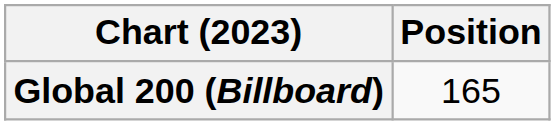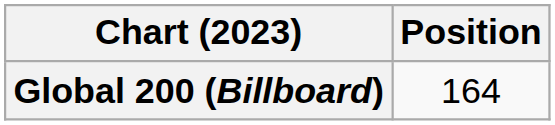(471, 89) 165 -> (471, 89) 164
